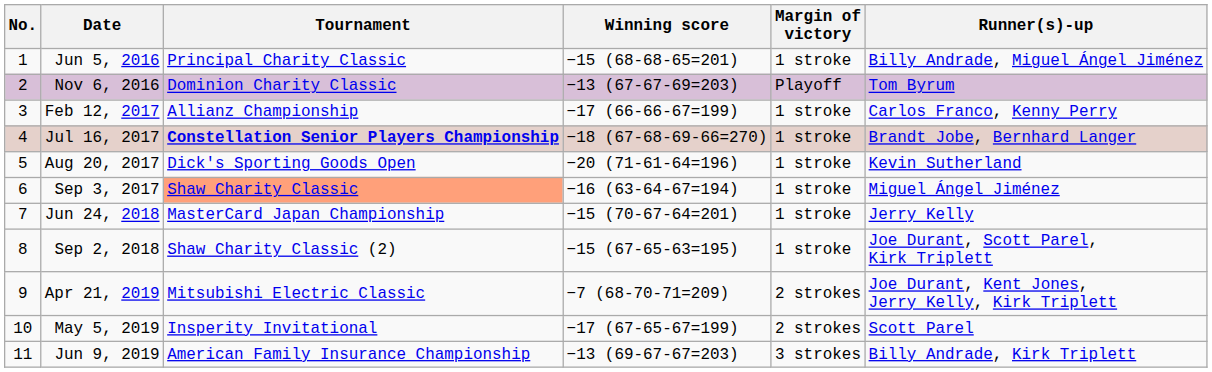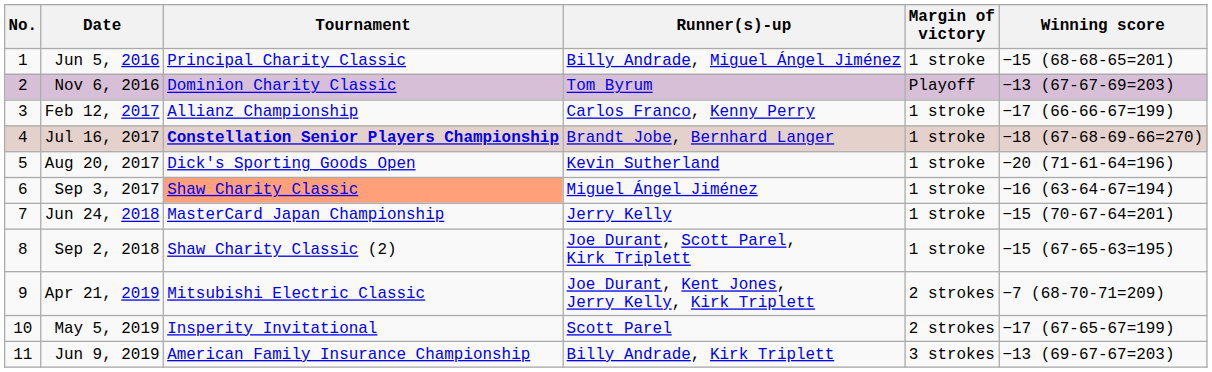columns swapped: (667, 27) <-> (1036, 27)
